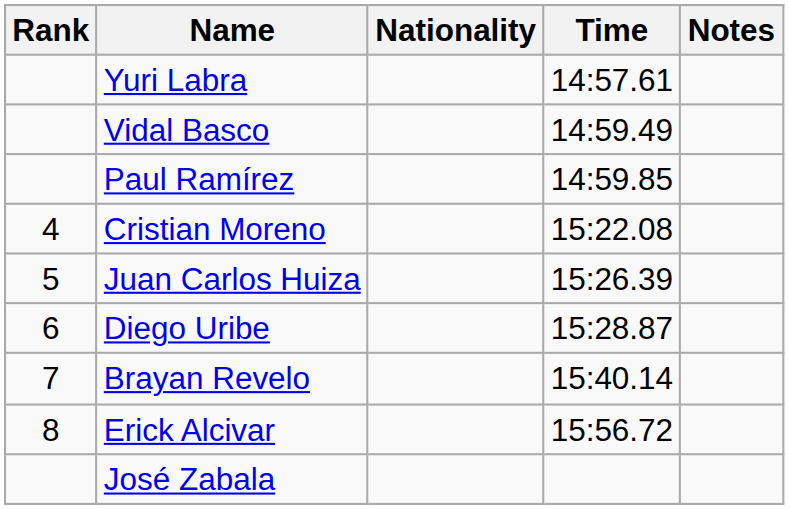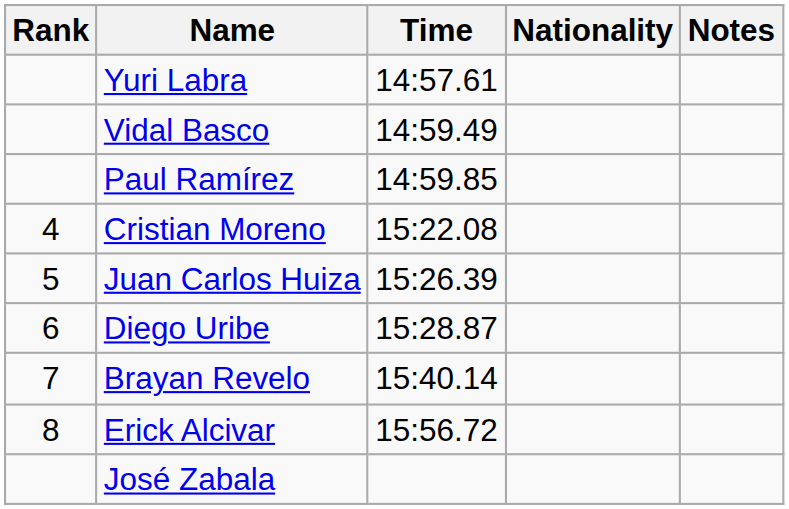columns swapped: (456, 30) <-> (612, 30)
